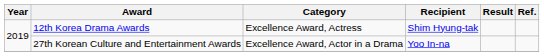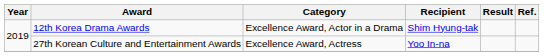(304, 28) Excellence Award, Actress -> (324, 28) Excellence Award, Actor in a Drama
(324, 43) Excellence Award, Actor in a Drama -> (304, 43) Excellence Award, Actress
